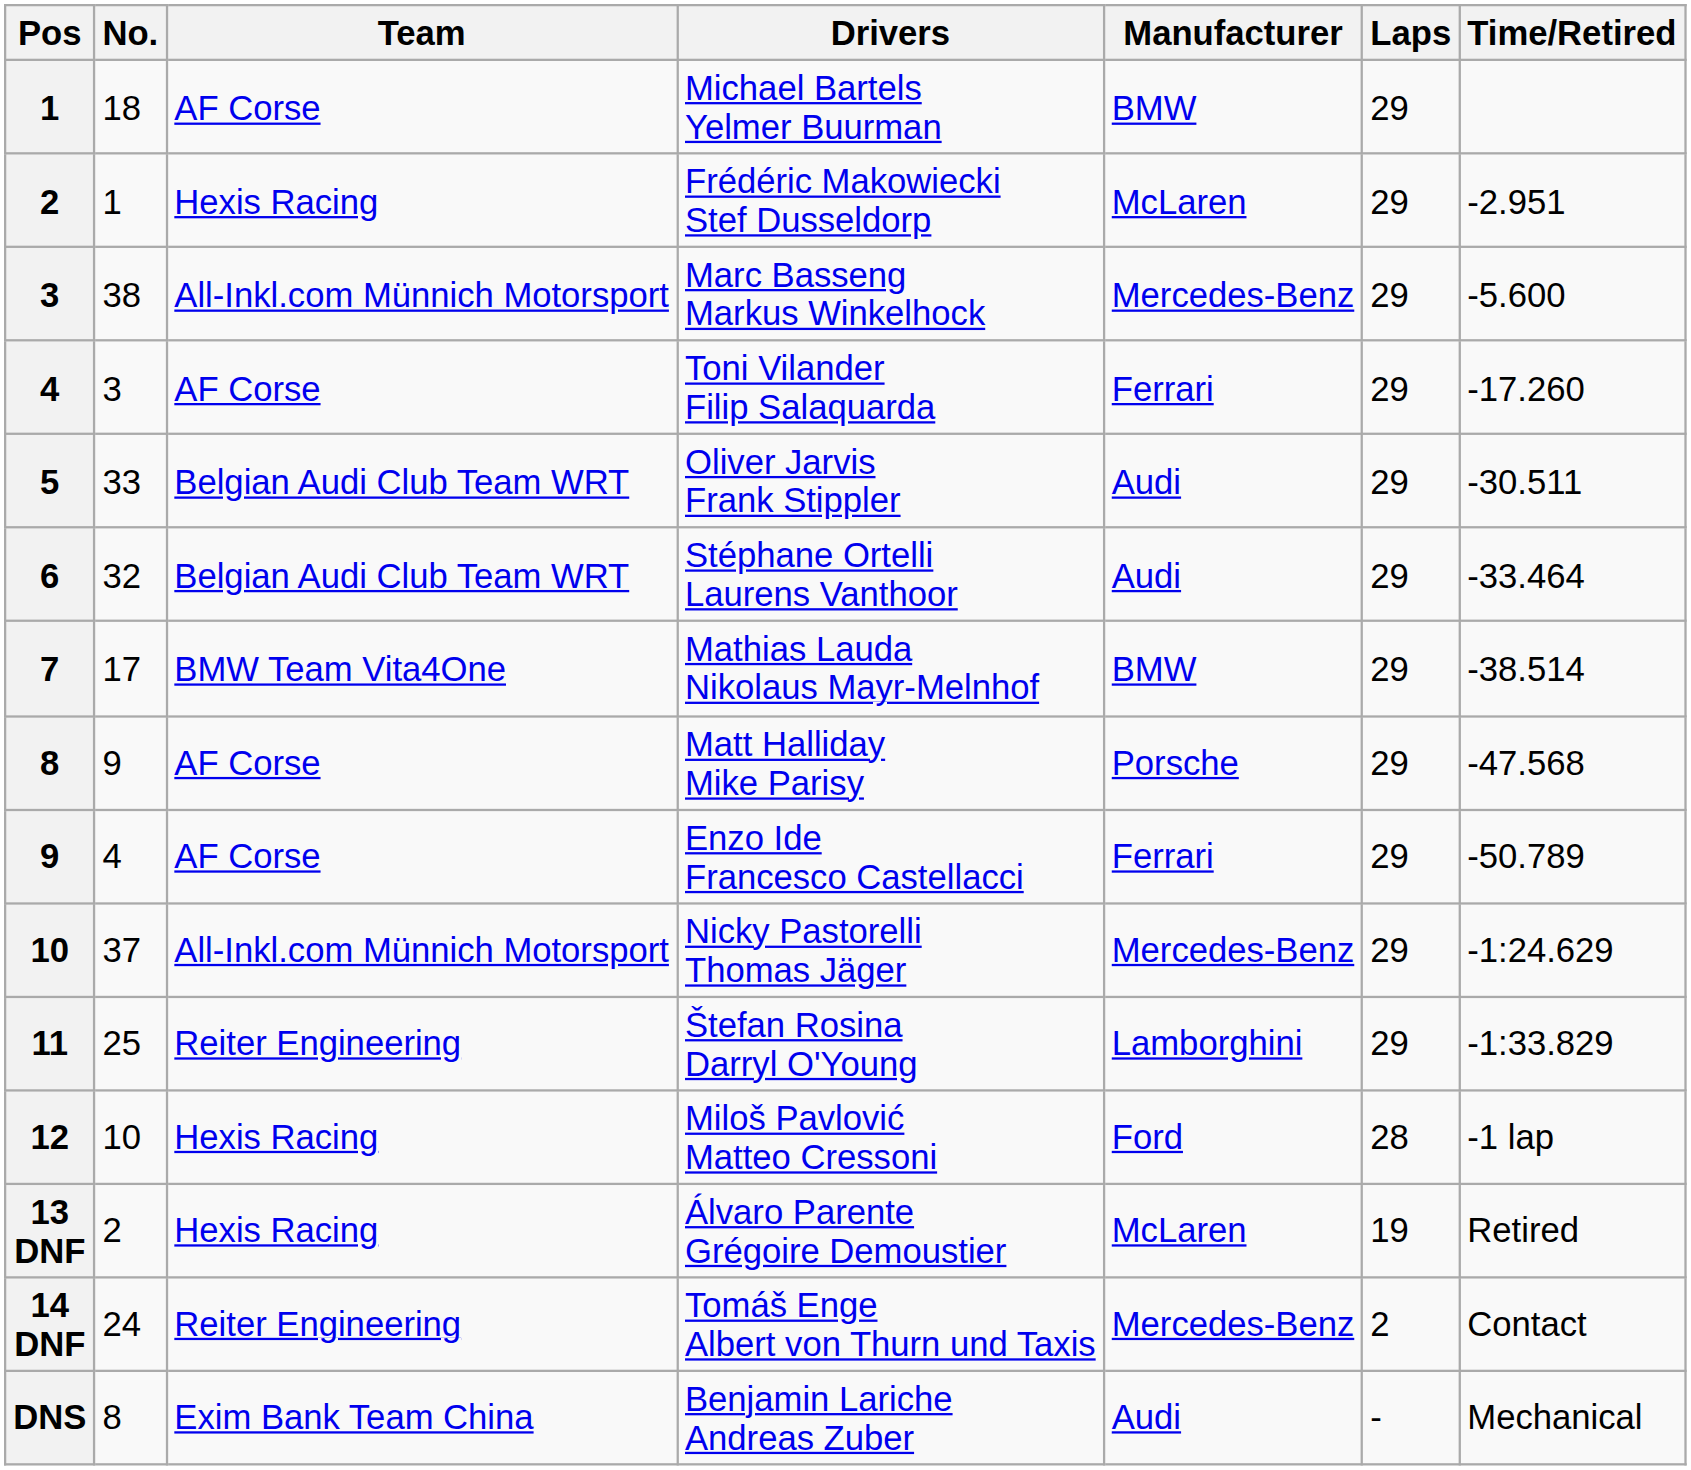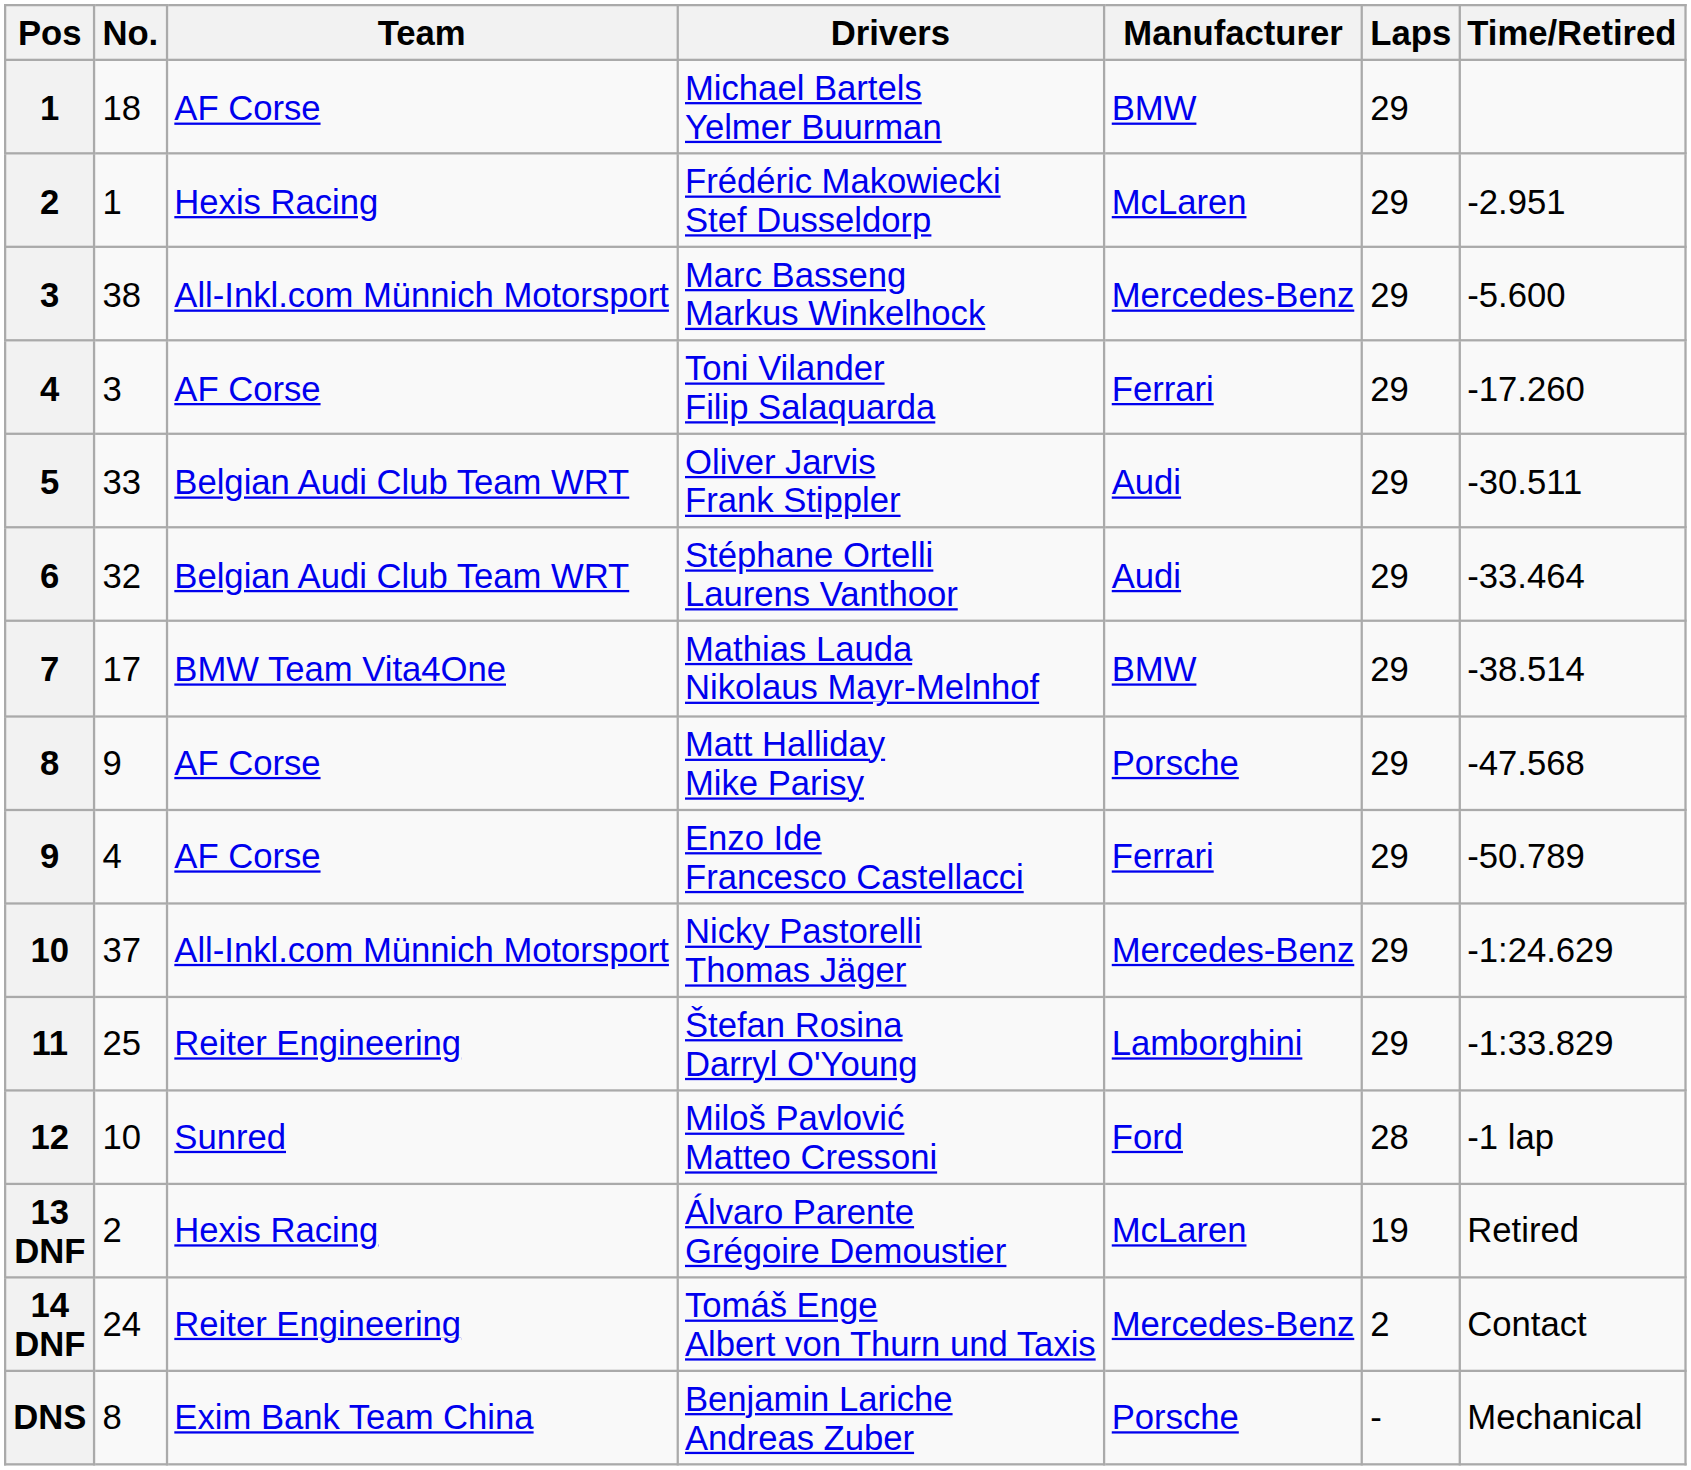(276, 1137) Hexis Racing -> (230, 1137) Sunred
(1146, 1418) Audi -> (1175, 1418) Porsche
